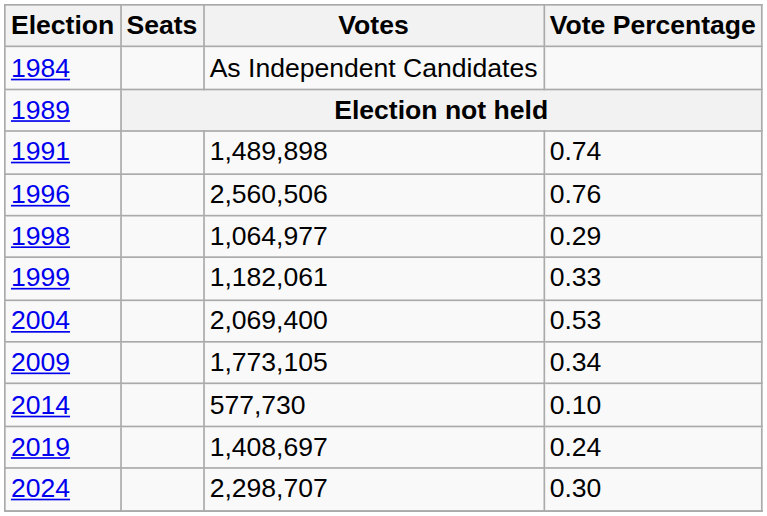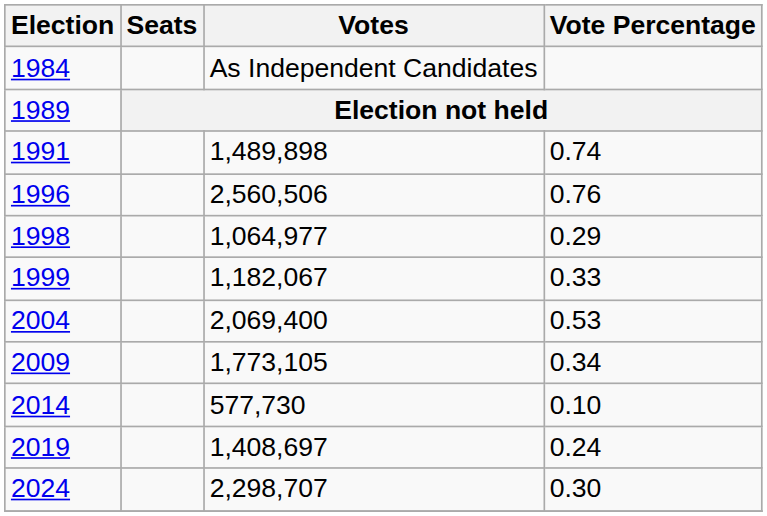(269, 278) 1,182,061 -> (269, 278) 1,182,067
